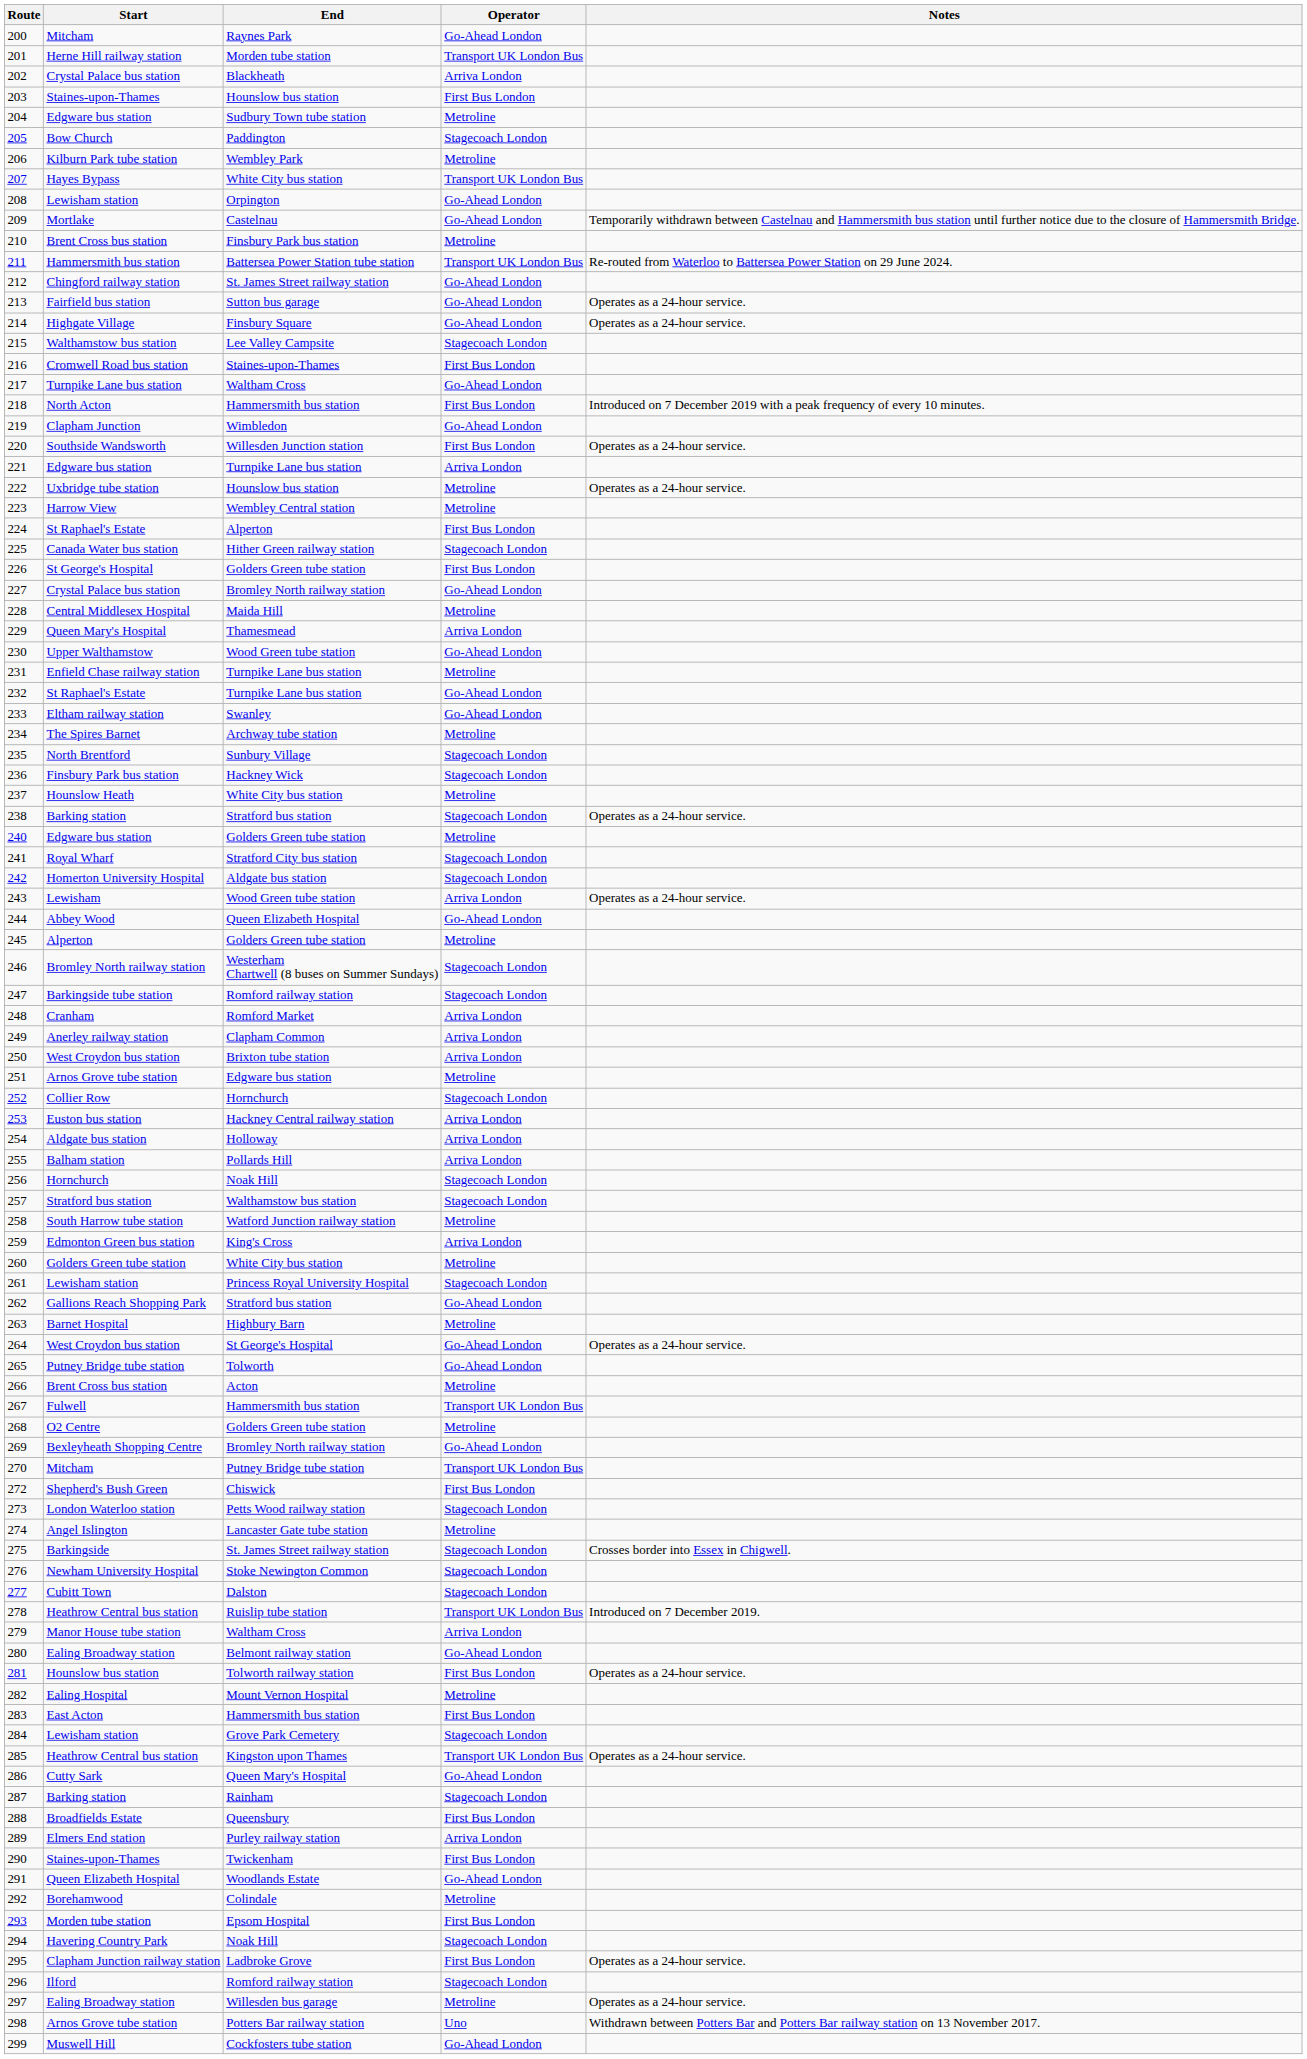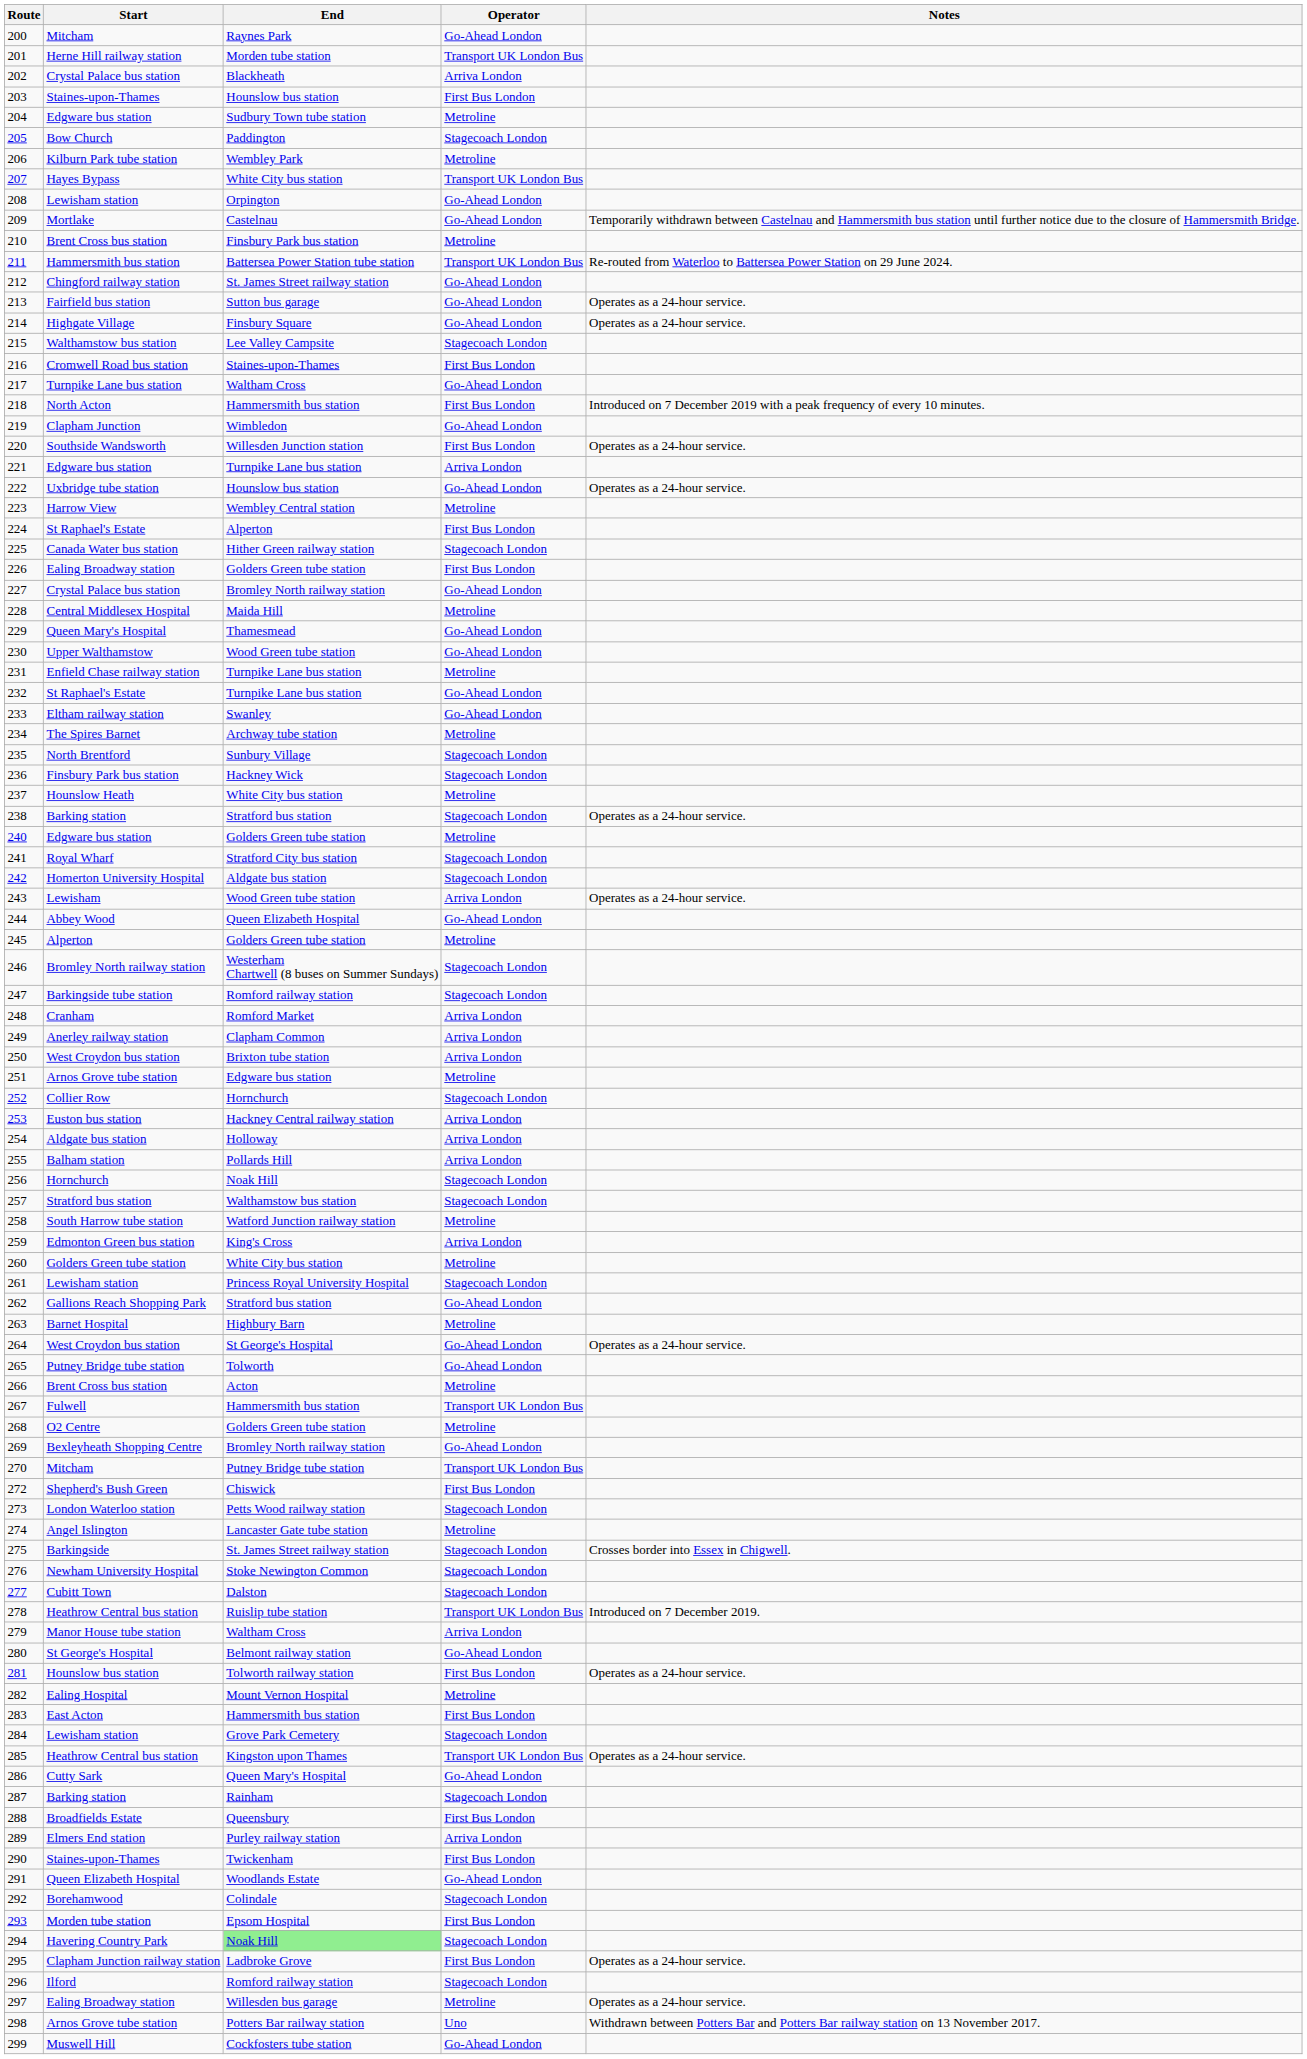(470, 487) Metroline -> (493, 487) Go-Ahead London
(100, 569) St George's Hospital -> (111, 569) Ealing Broadway station
(483, 631) Arriva London -> (493, 631) Go-Ahead London
(111, 1653) Ealing Broadway station -> (100, 1653) St George's Hospital
(470, 1899) Metroline -> (496, 1899) Stagecoach London
(252, 1940) no background -> (252, 1940) lightgreen background
